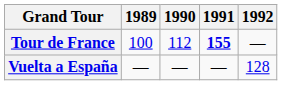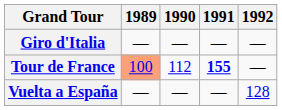+ row: (63, 42)
(141, 42) no background -> (141, 67) lightsalmon background
